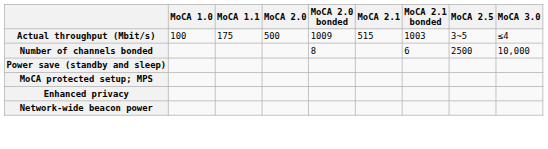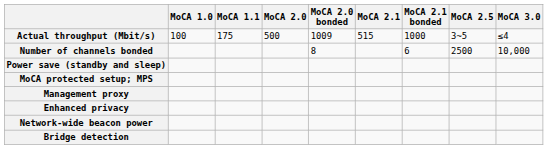(415, 36) 1003 -> (415, 36) 1000
+ row: (86, 94)
+ row: (86, 137)
